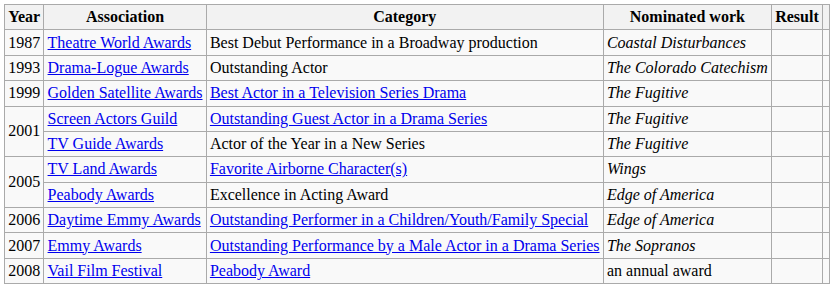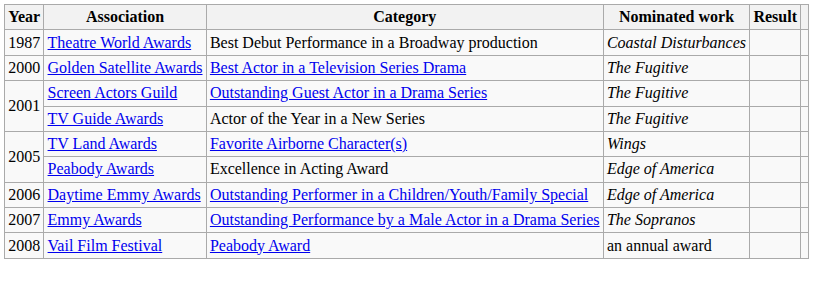- row: (118, 67)
(24, 93) 1999 -> (24, 67) 2000
